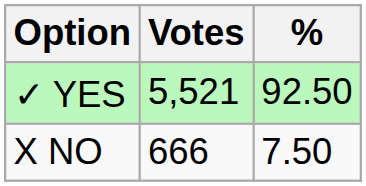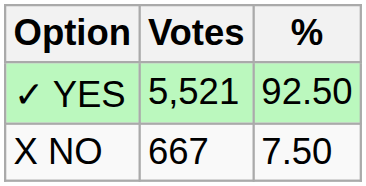(178, 151) 666 -> (178, 151) 667
